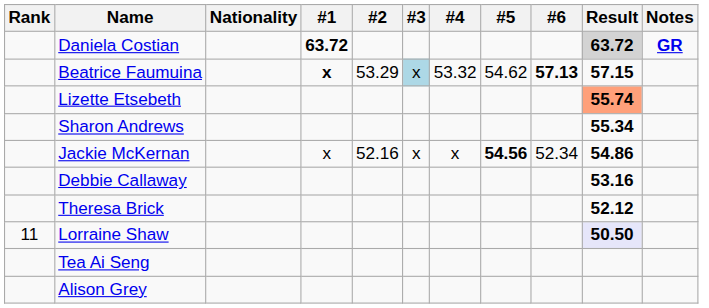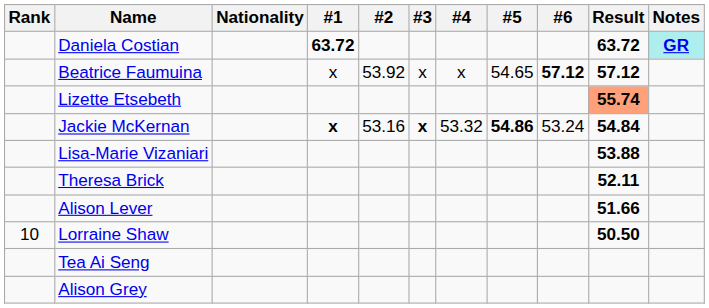(612, 45) lightgrey background -> (618, 45) no background
(670, 45) no background -> (676, 45) paleturquoise background
(327, 72) bold -> (333, 72) normal
(377, 72) 53.29 -> (384, 72) 53.92
(416, 72) lightblue background -> (423, 72) no background
(455, 72) 53.32 -> (461, 72) x
(506, 72) 54.62 -> (512, 72) 54.65
(557, 72) 57.13 -> (563, 72) 57.12
(612, 72) 57.15 -> (618, 72) 57.12
- row: (121, 126)
(327, 153) normal -> (333, 126) bold
(377, 153) 52.16 -> (384, 126) 53.16
(416, 153) normal -> (423, 126) bold
(455, 153) x -> (461, 126) 53.32
(506, 153) 54.56 -> (512, 126) 54.86
(557, 153) 52.34 -> (563, 126) 53.24
(612, 153) 54.86 -> (618, 126) 54.84
+ row: (133, 153)
- row: (122, 180)
(612, 208) 52.12 -> (618, 180) 52.11
+ row: (105, 208)
(29, 235) 11 -> (29, 235) 10
(612, 235) lavender background -> (618, 235) no background
